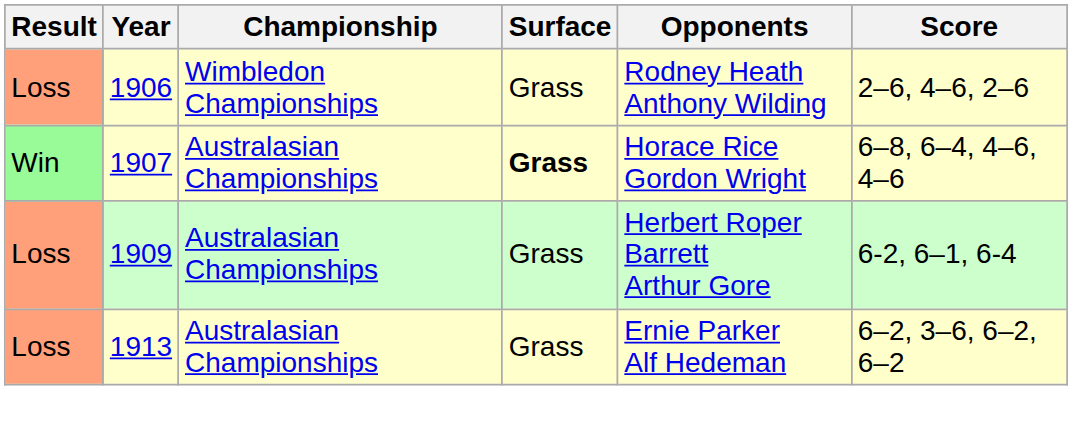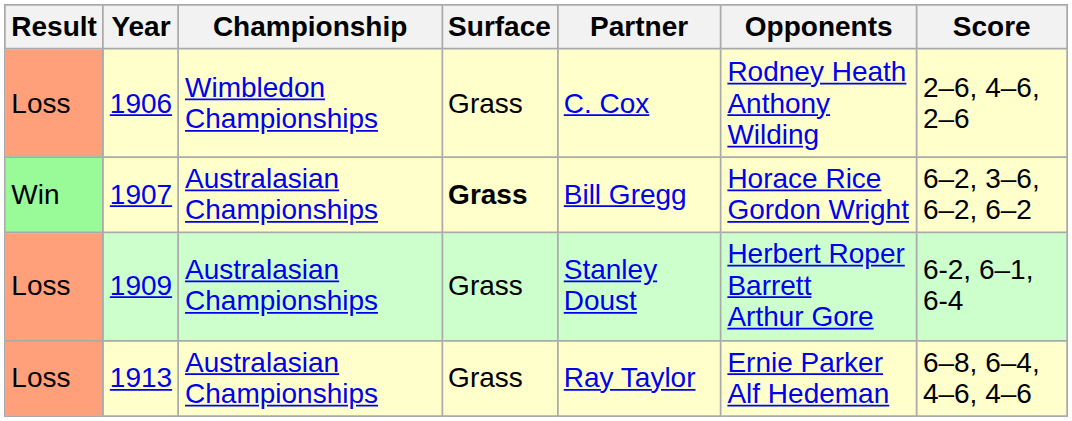+ column: (639, 26)
(947, 162) 6–8, 6–4, 4–6, 4–6 -> (981, 194) 6–2, 3–6, 6–2, 6–2
(947, 346) 6–2, 3–6, 6–2, 6–2 -> (981, 377) 6–8, 6–4, 4–6, 4–6
